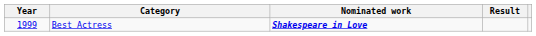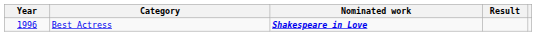(27, 25) 1999 -> (27, 25) 1996
